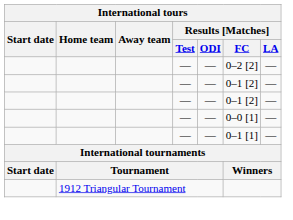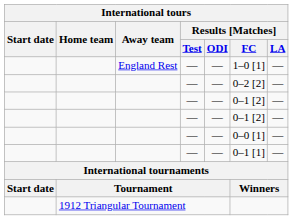+ row: (86, 66)
